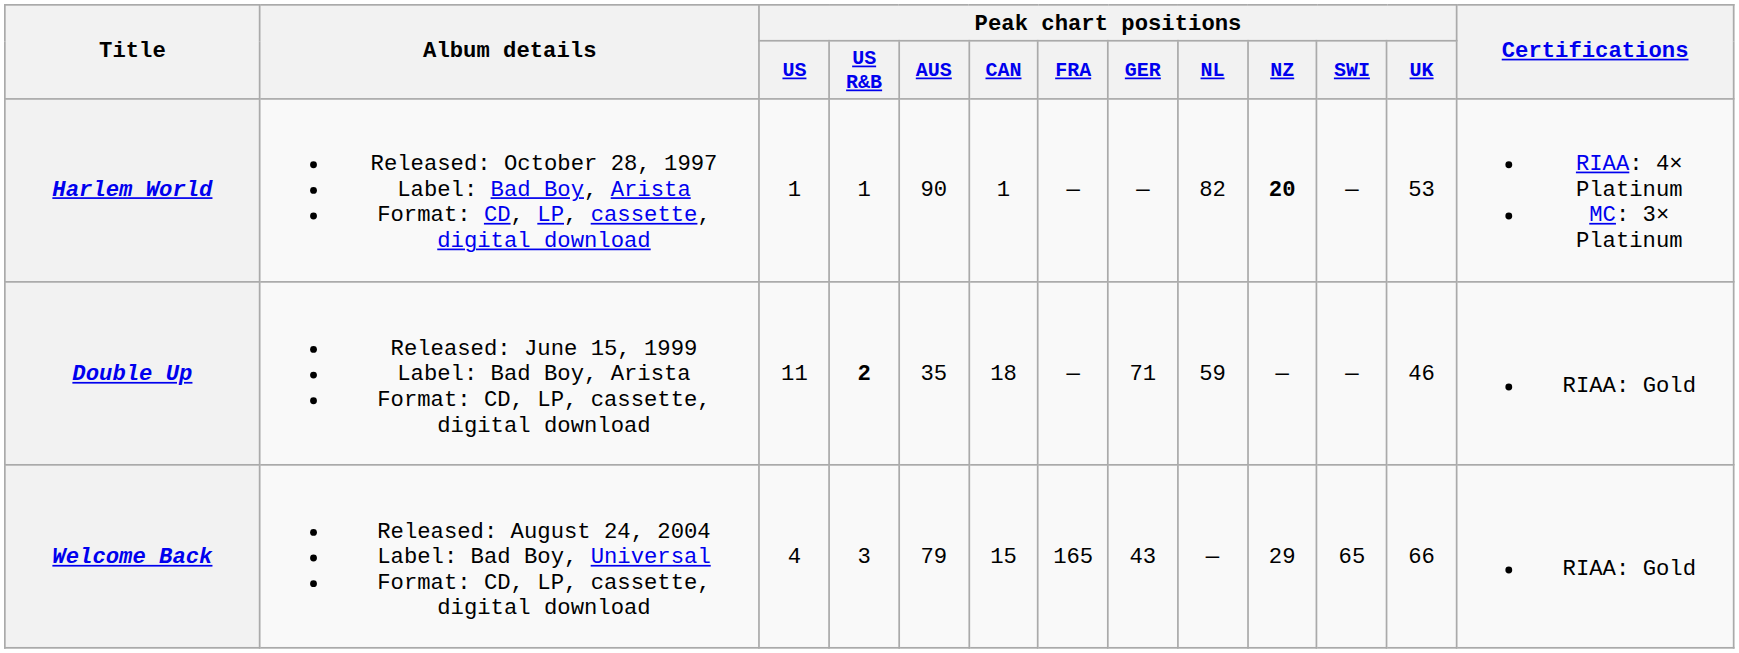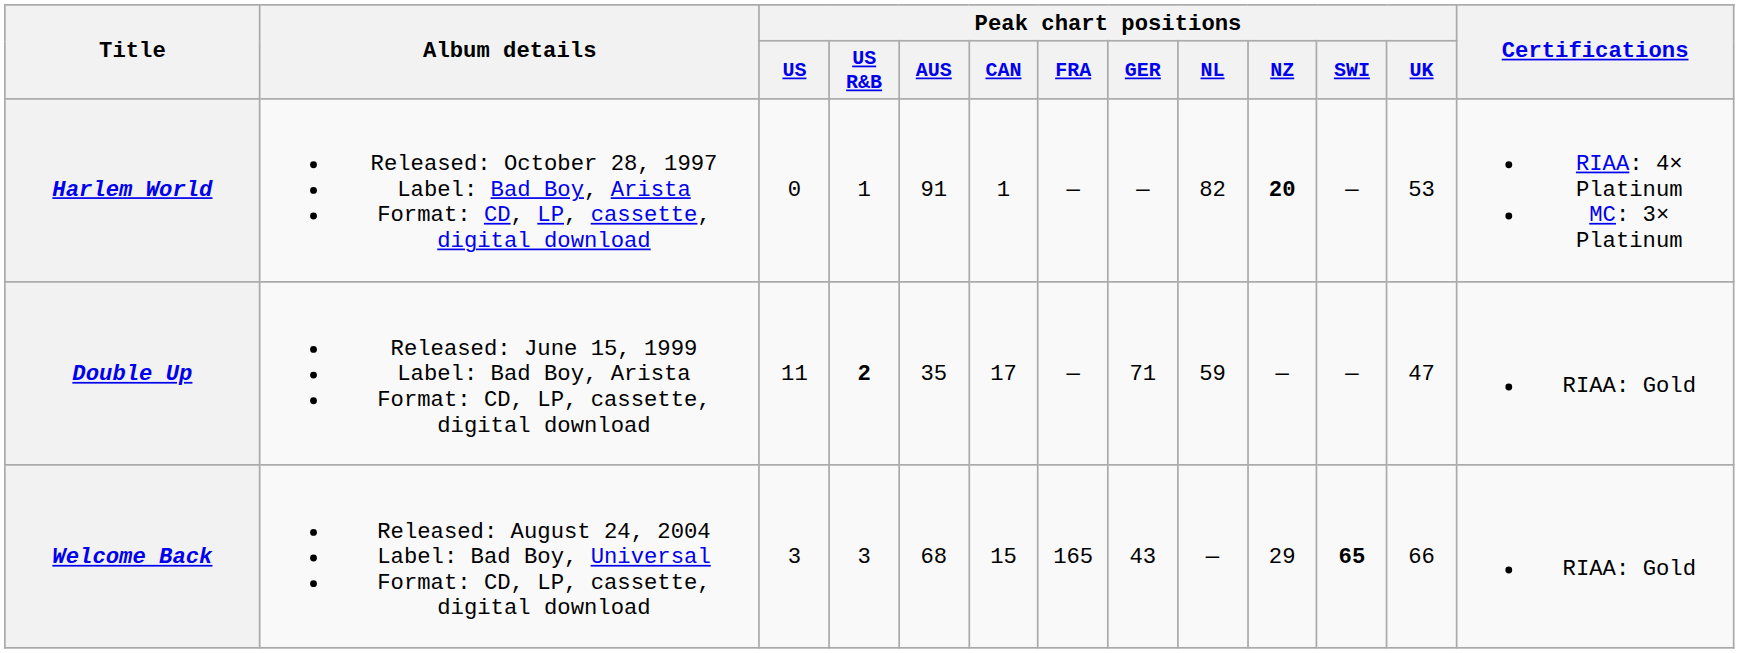(794, 190) 1 -> (794, 190) 0
(934, 190) 90 -> (934, 190) 91
(1003, 374) 18 -> (1003, 374) 17
(1422, 374) 46 -> (1422, 374) 47
(794, 557) 4 -> (794, 557) 3
(934, 557) 79 -> (934, 557) 68
(1352, 557) normal -> (1352, 557) bold
